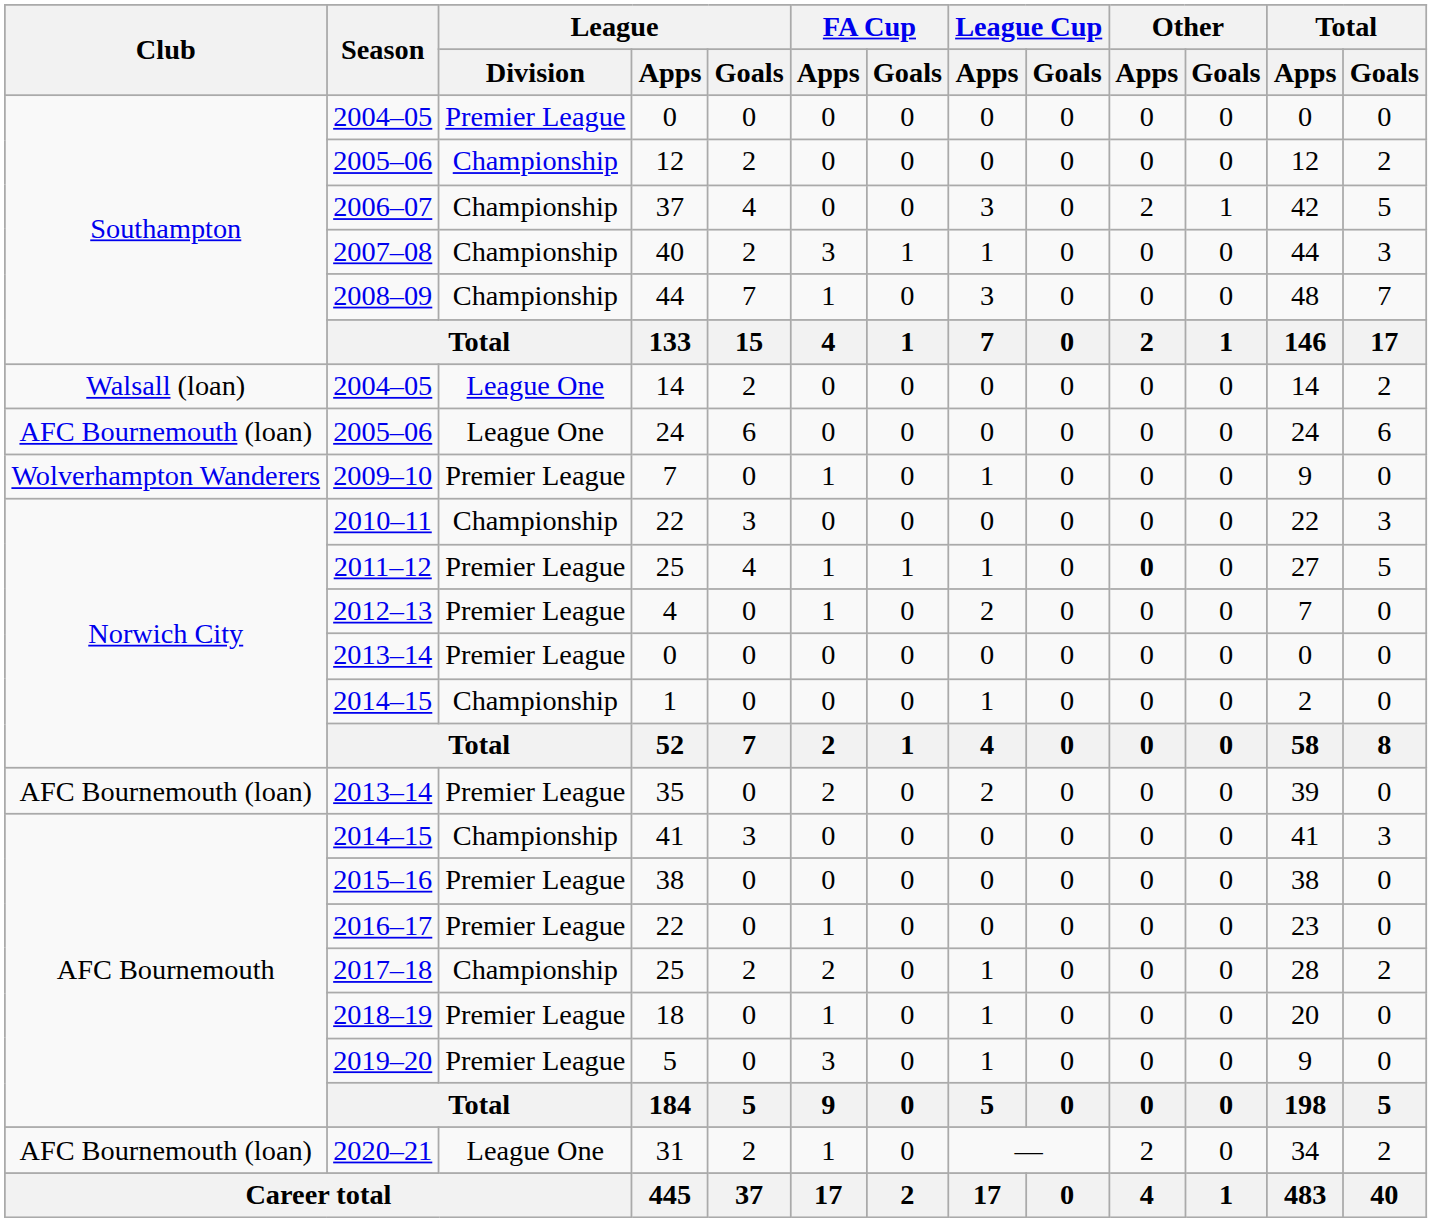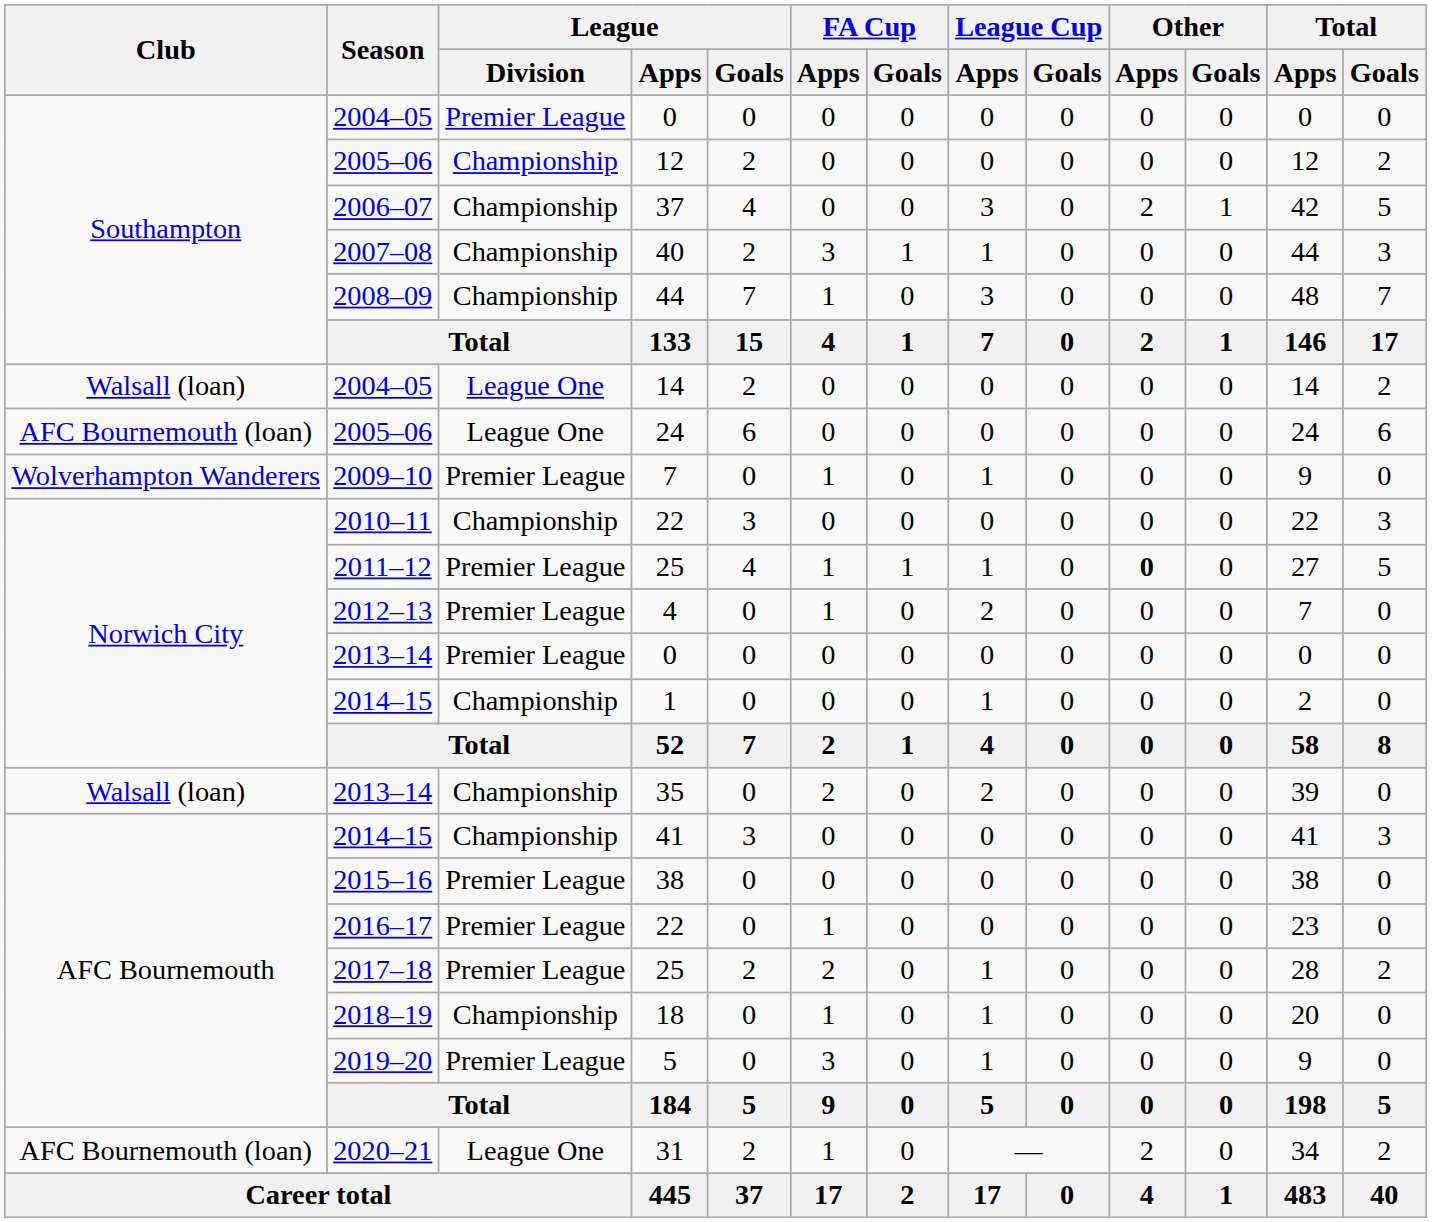(166, 790) AFC Bournemouth (loan) -> (166, 790) Walsall (loan)
(535, 790) Premier League -> (535, 790) Championship
(535, 970) Championship -> (535, 970) Premier League
(535, 1015) Premier League -> (535, 1015) Championship
